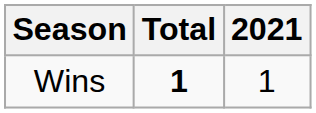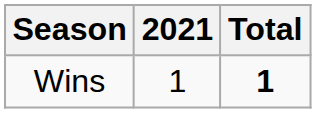columns swapped: (267, 30) <-> (179, 30)
